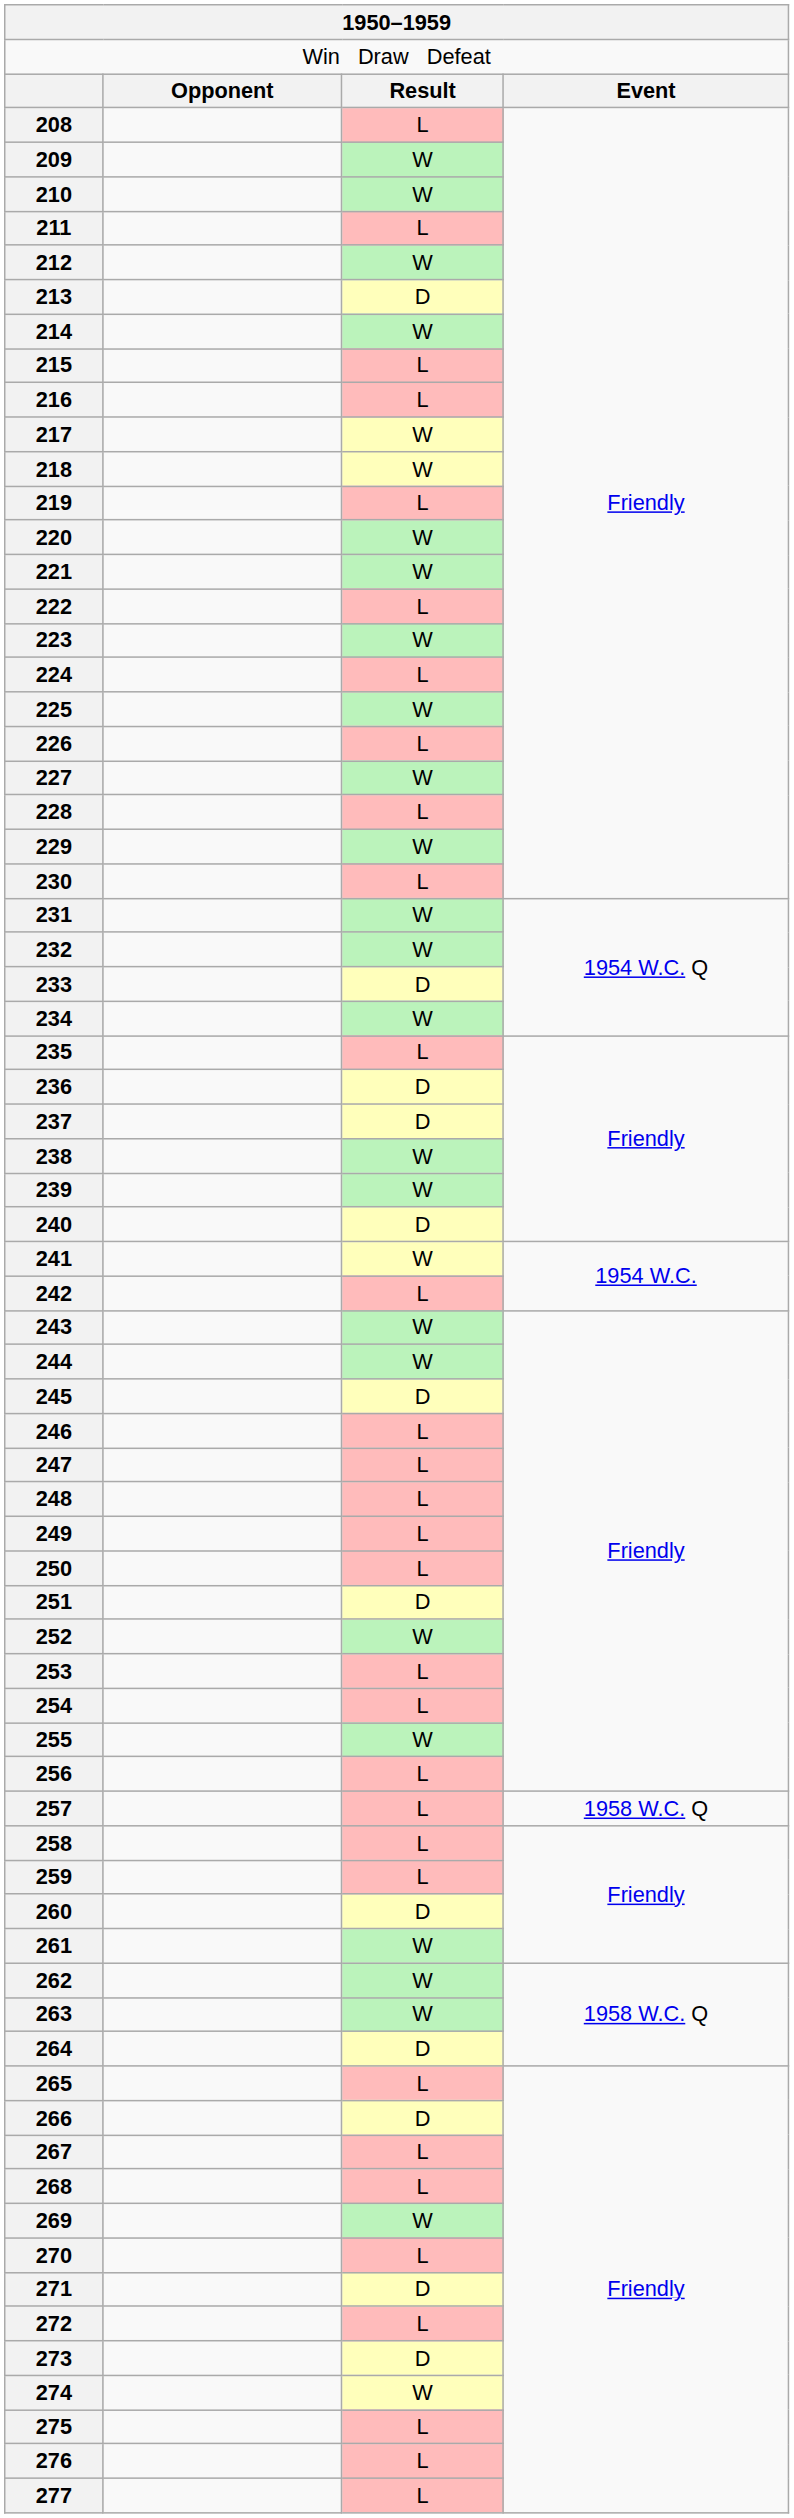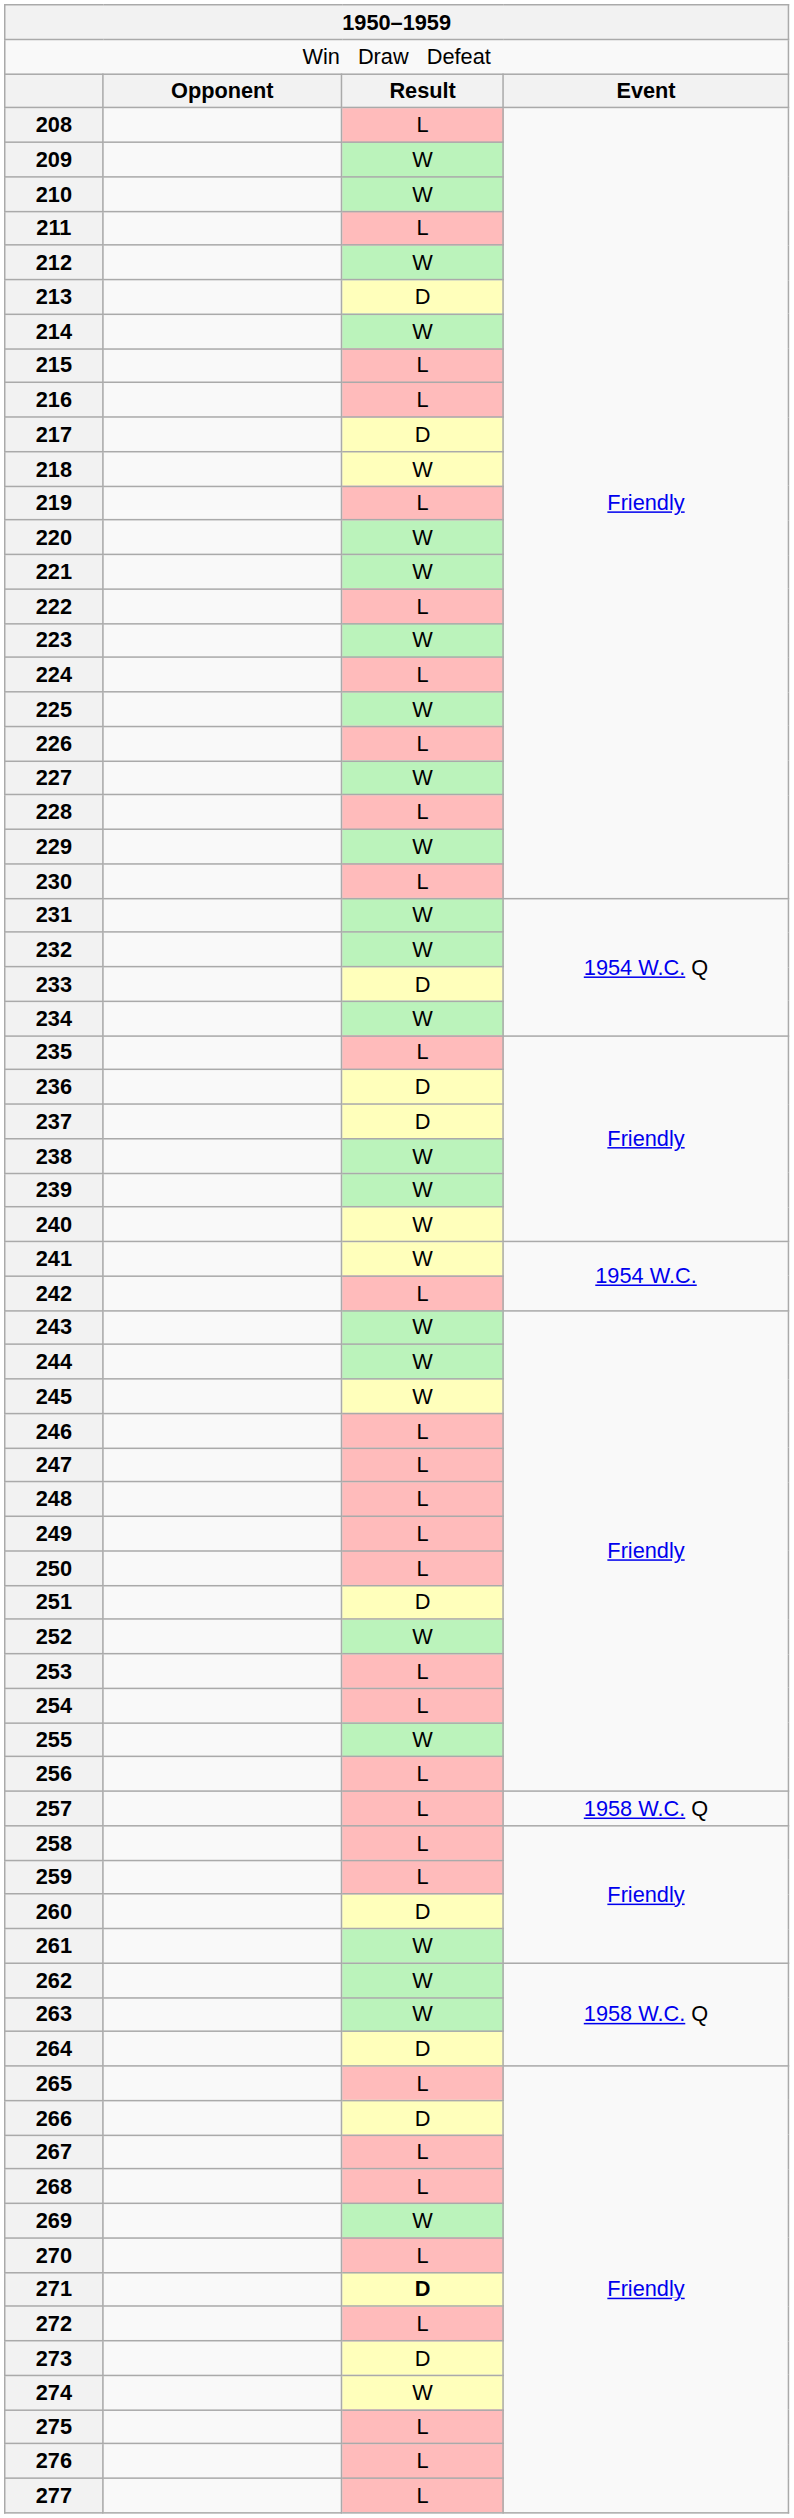(423, 435) W -> (423, 435) D
(423, 1225) D -> (423, 1225) W
(423, 1396) D -> (423, 1396) W
(423, 2290) normal -> (423, 2290) bold
